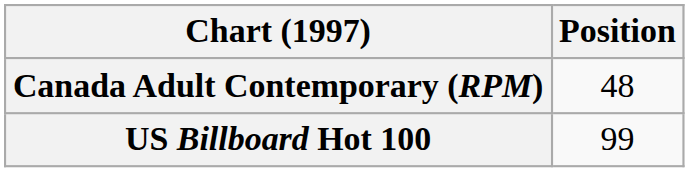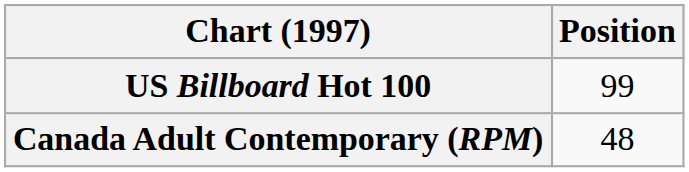rows swapped: (278, 85) <-> (278, 138)
